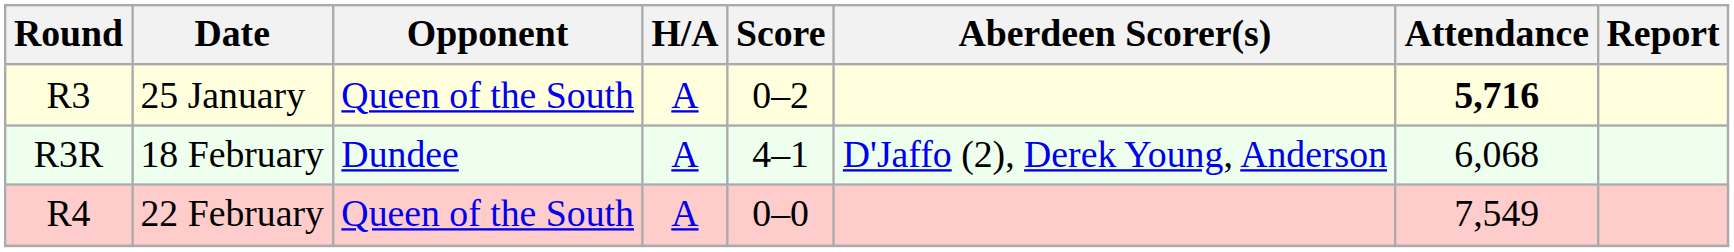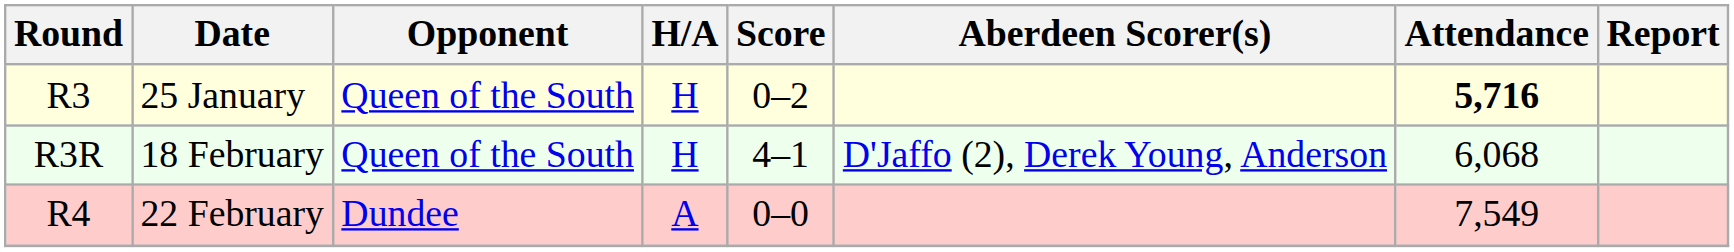(685, 94) A -> (685, 94) H
(400, 154) Dundee -> (488, 154) Queen of the South
(685, 154) A -> (685, 154) H
(488, 214) Queen of the South -> (400, 214) Dundee
